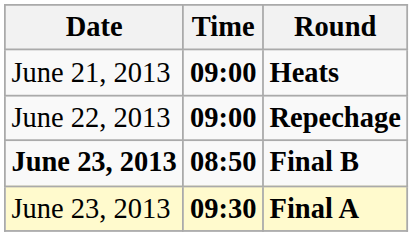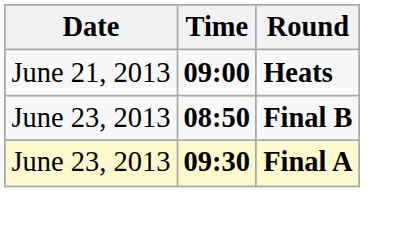- row: (335, 117)
(94, 162) bold -> (91, 117) normal
